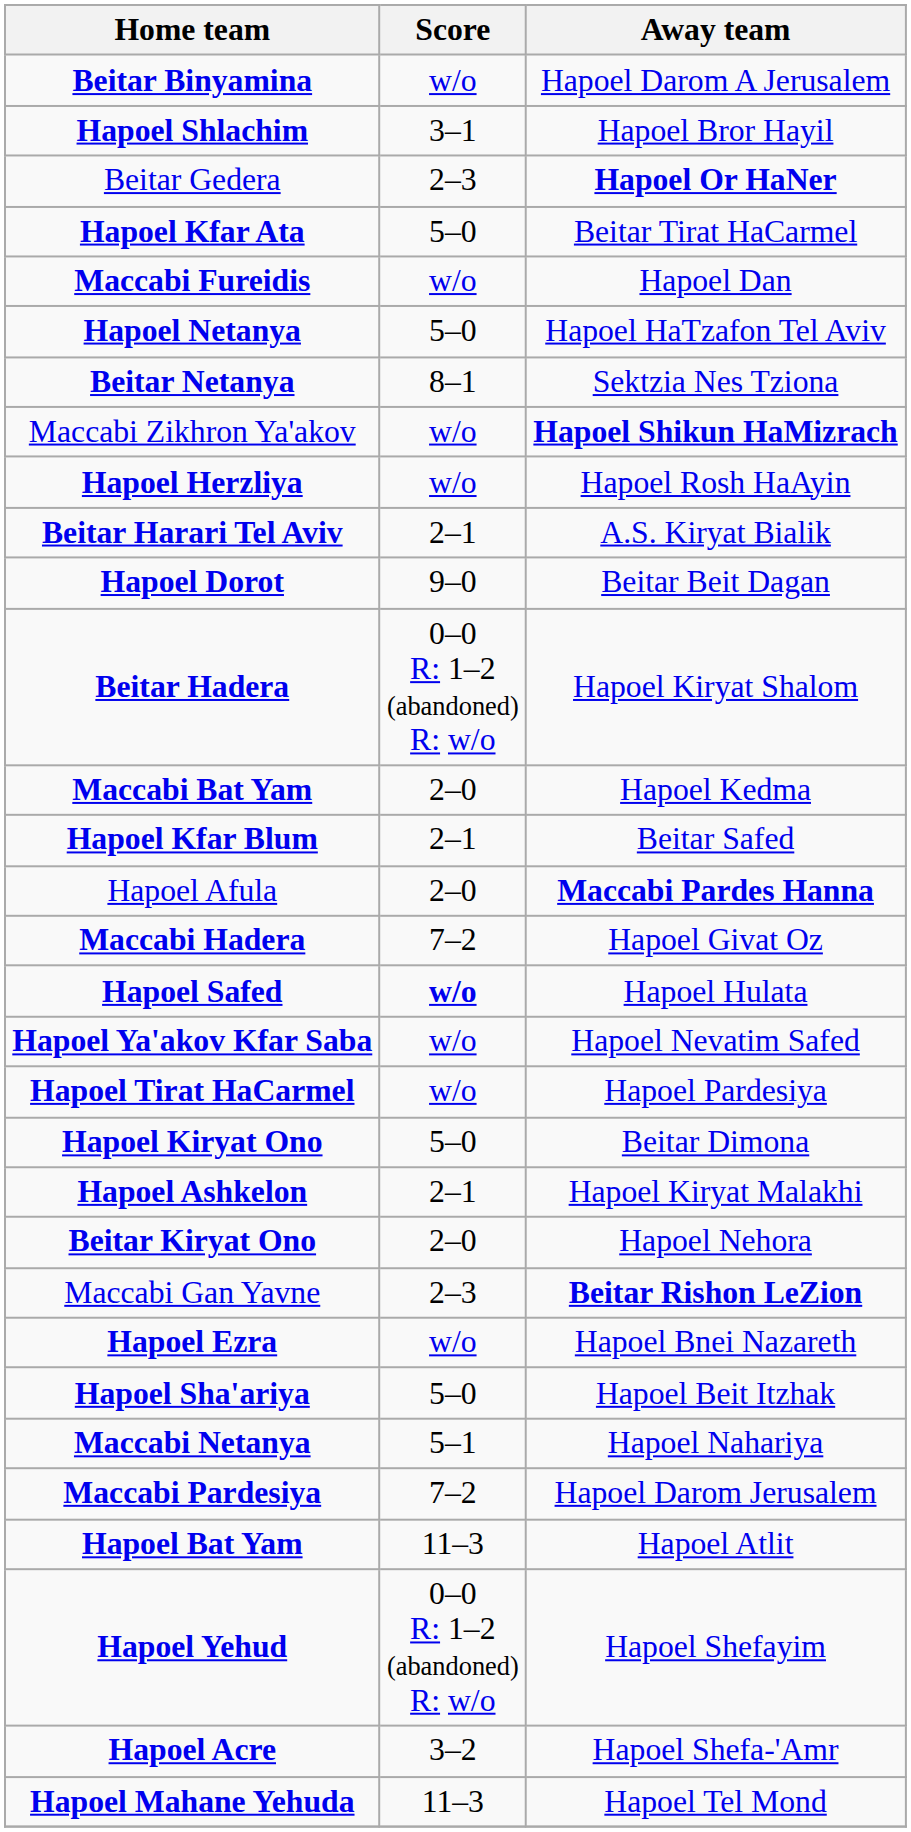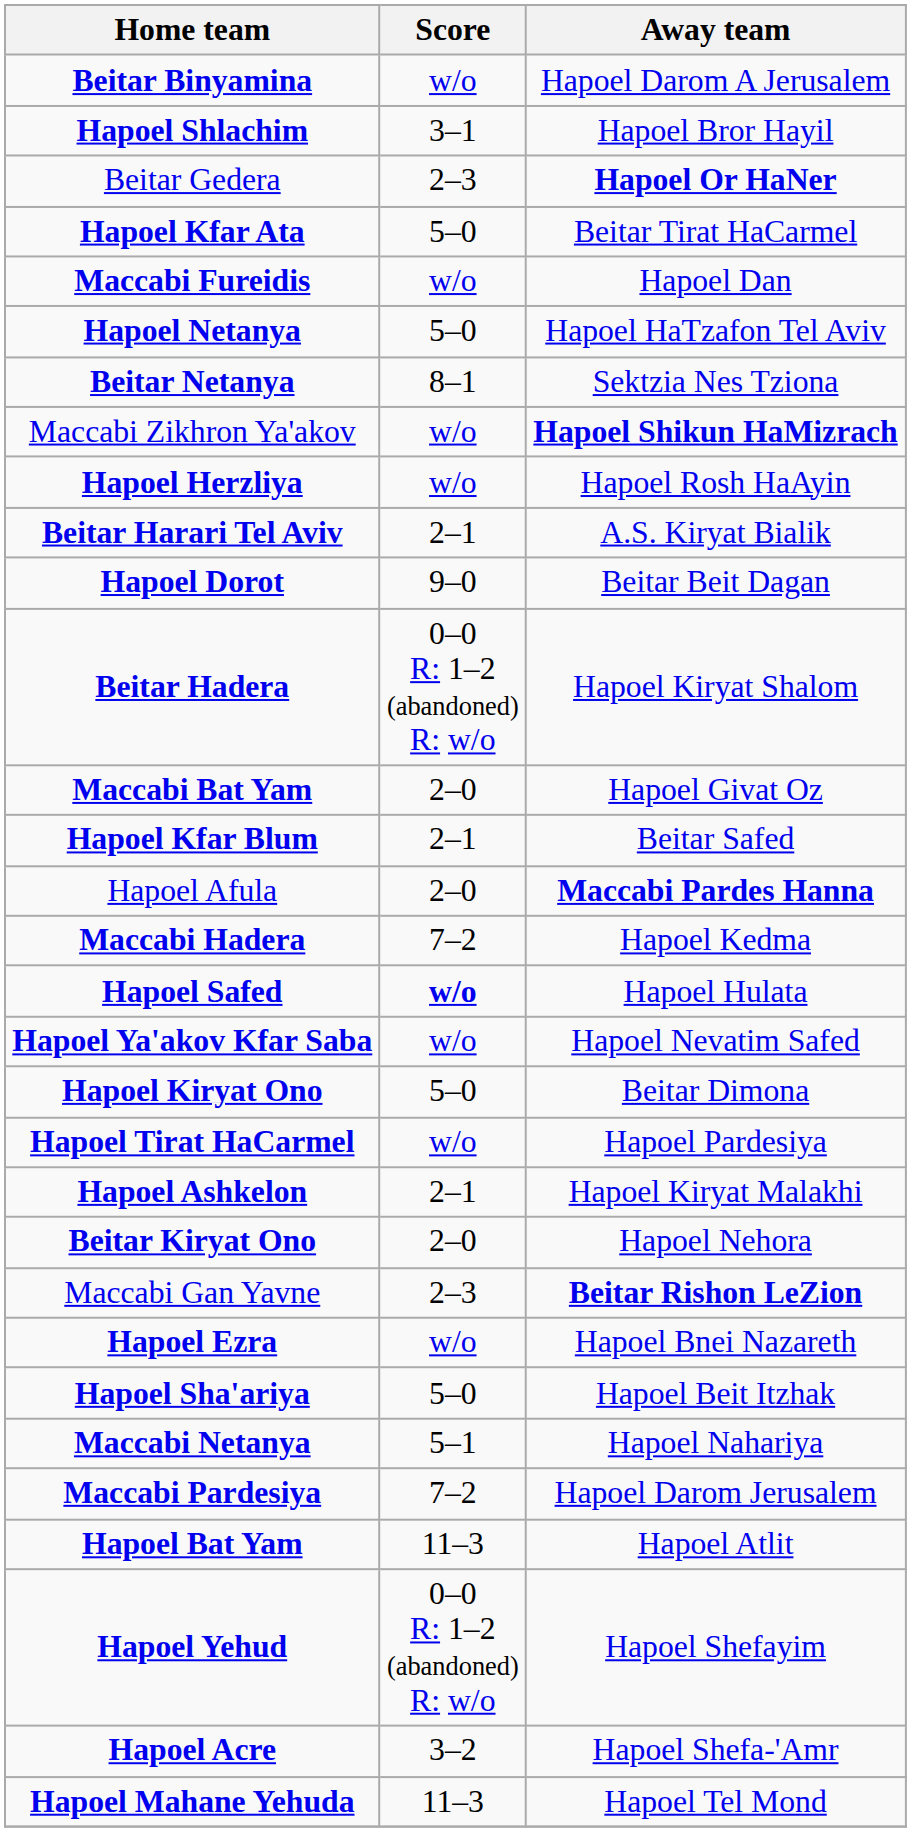(716, 789) Hapoel Kedma -> (716, 789) Hapoel Givat Oz
(716, 940) Hapoel Givat Oz -> (716, 940) Hapoel Kedma
rows swapped: (192, 1141) <-> (192, 1091)
